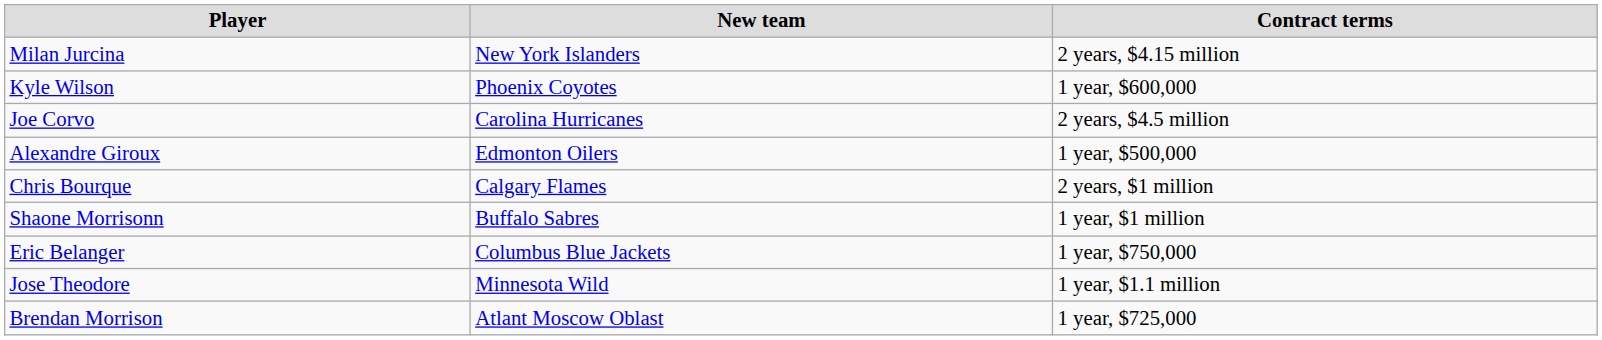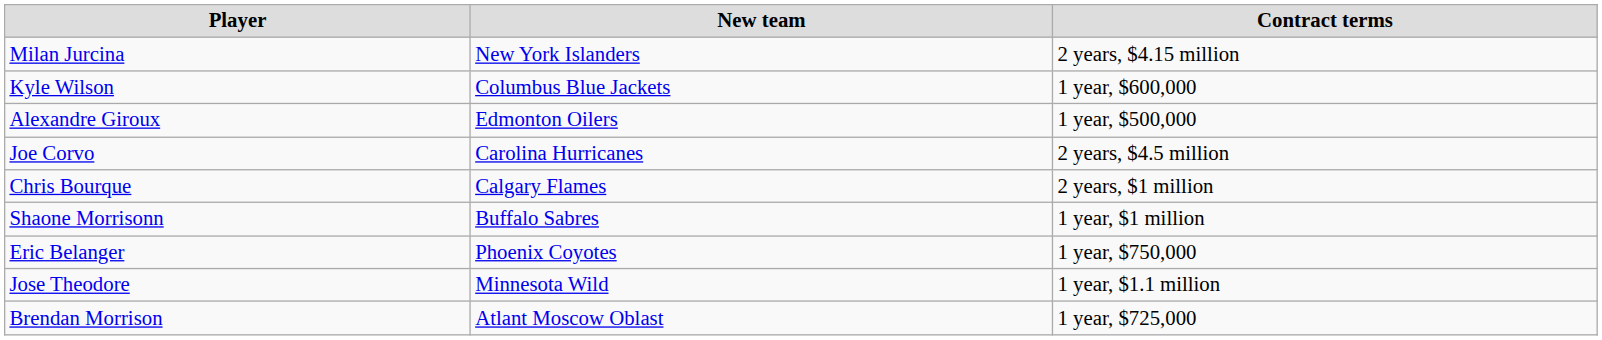(546, 86) Phoenix Coyotes -> (573, 86) Columbus Blue Jackets
rows swapped: (85, 152) <-> (52, 119)
(573, 251) Columbus Blue Jackets -> (546, 251) Phoenix Coyotes
